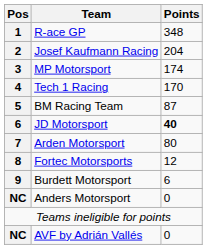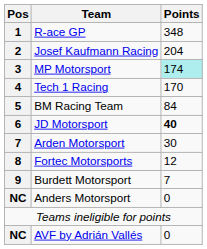(174, 69) no background -> (174, 69) paleturquoise background
(170, 105) 87 -> (170, 105) 84
(170, 142) 80 -> (170, 142) 30
(167, 179) 6 -> (167, 179) 7
